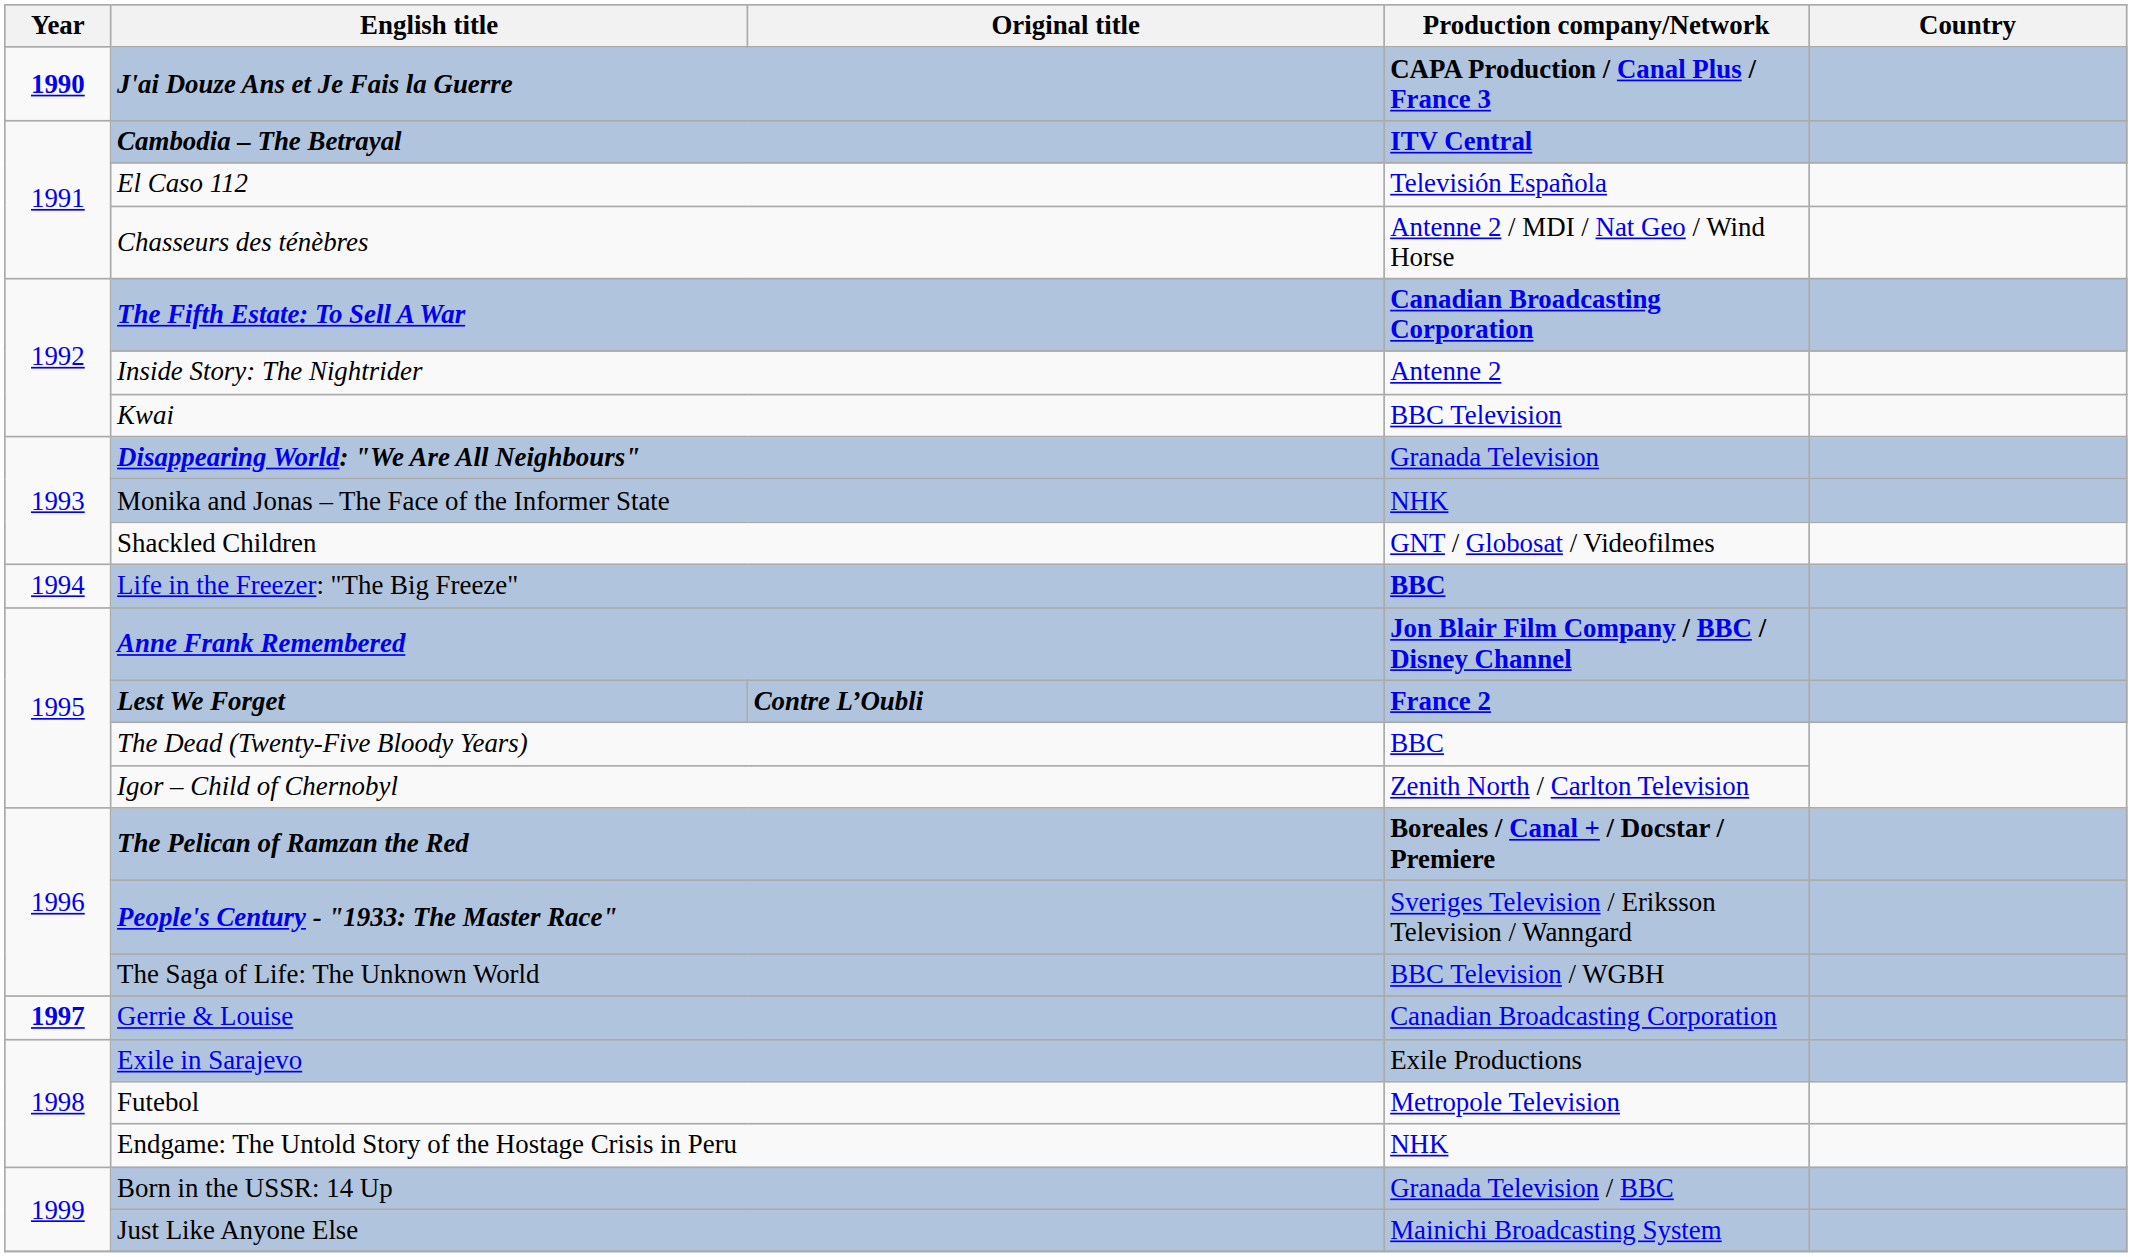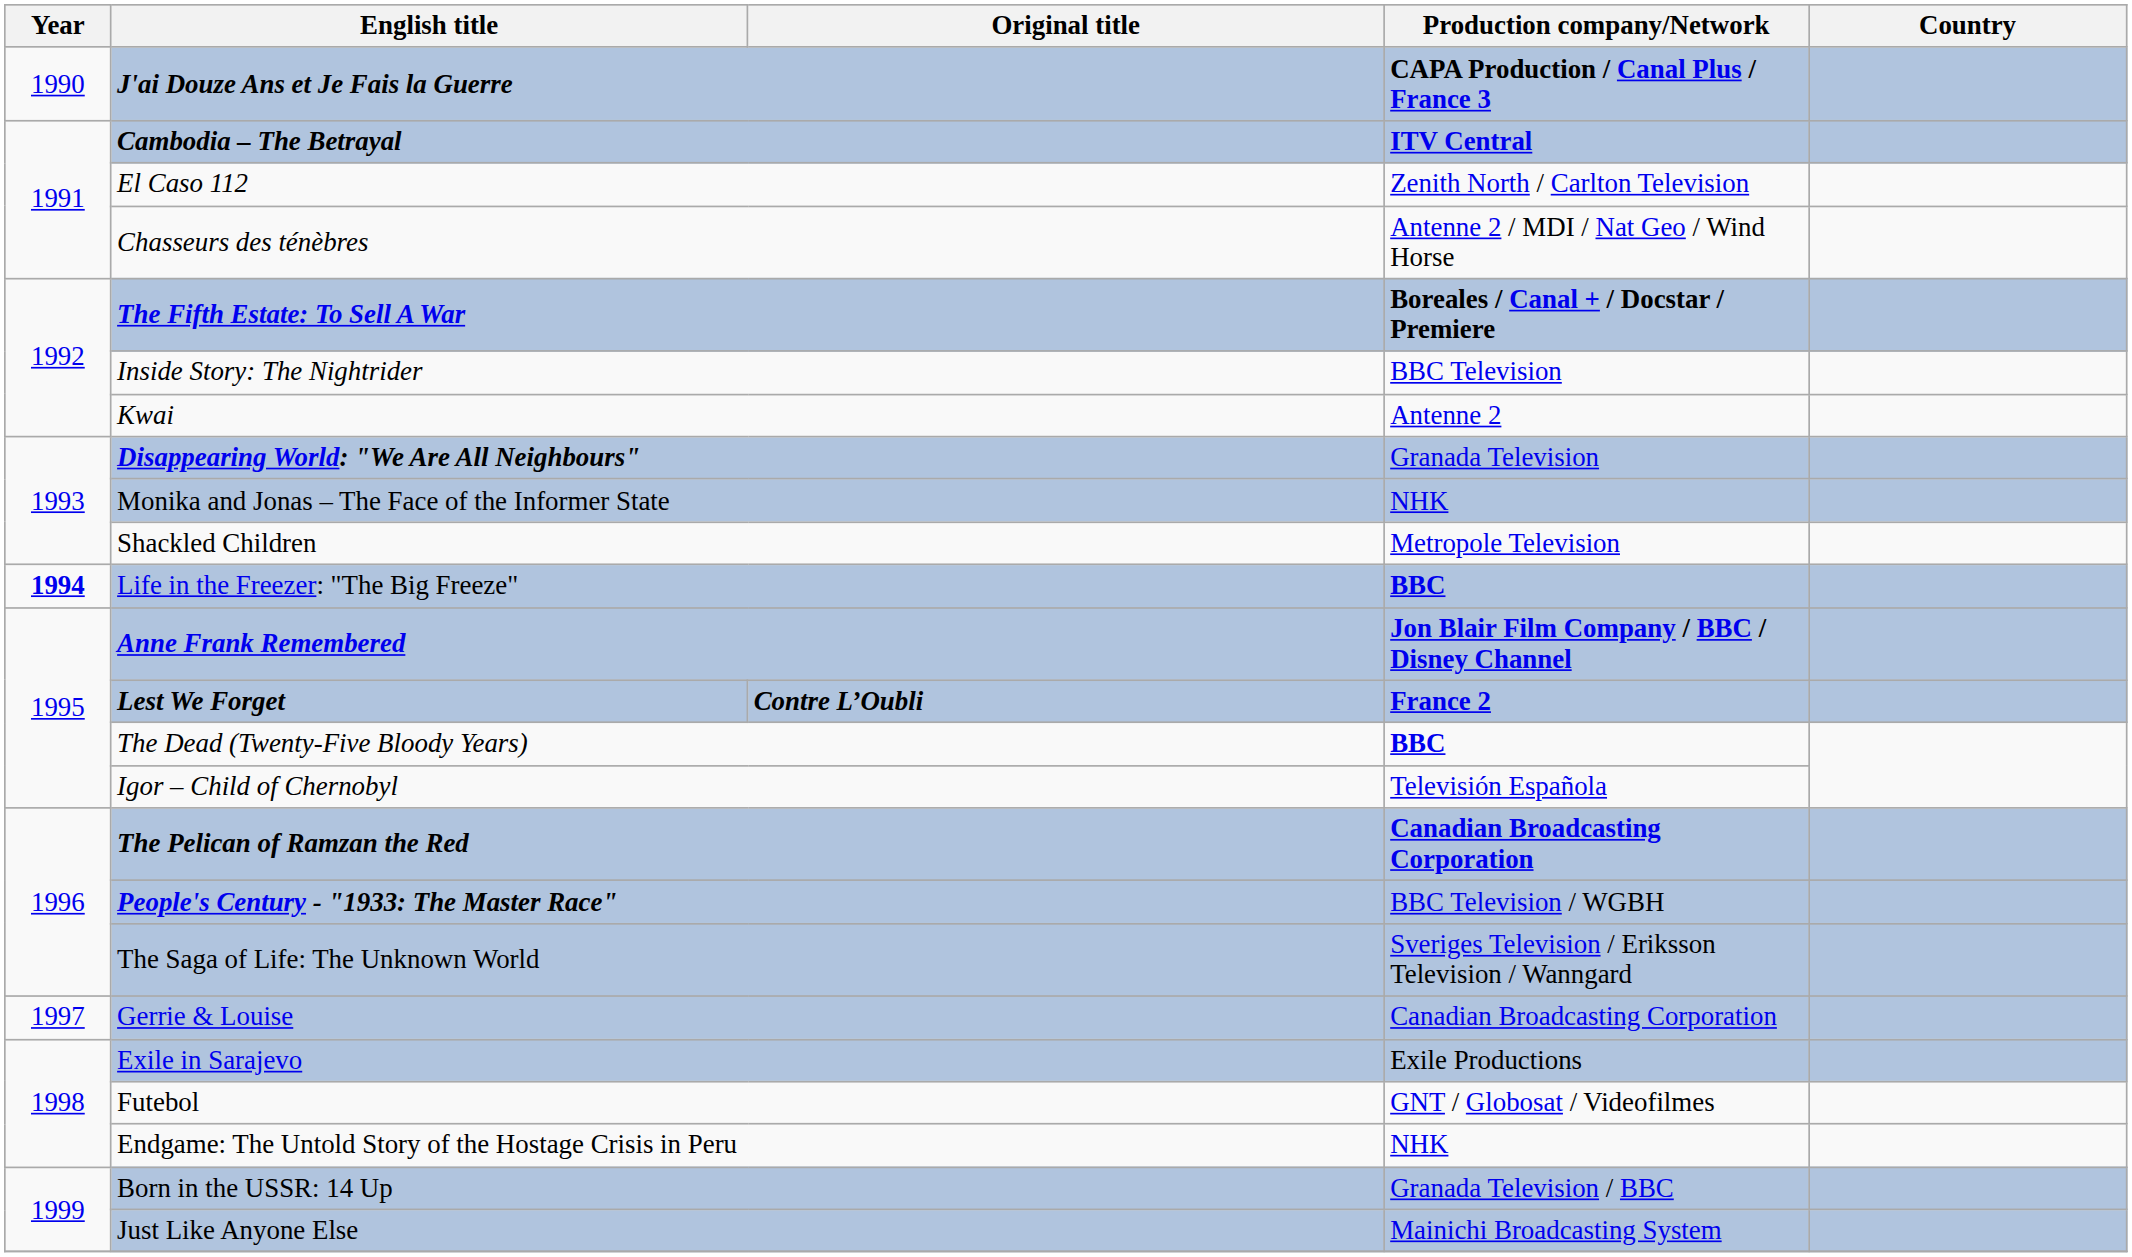(58, 83) bold -> (58, 83) normal
(1499, 183) Televisión Española -> (1570, 183) Zenith North / Carlton Television
(1525, 314) Canadian Broadcasting Corporation -> (1557, 314) Boreales / Canal + / Docstar / Premiere
(1446, 372) Antenne 2 -> (1476, 372) BBC Television
(1476, 414) BBC Television -> (1446, 414) Antenne 2
(1552, 542) GNT / Globosat / Videofilmes -> (1505, 542) Metropole Television
(58, 585) normal -> (58, 585) bold
(1417, 743) normal -> (1418, 743) bold
(1570, 786) Zenith North / Carlton Television -> (1499, 786) Televisión Española
(1557, 843) Boreales / Canal + / Docstar / Premiere -> (1525, 843) Canadian Broadcasting Corporation
(1553, 916) Sveriges Television / Eriksson Television / Wanngard -> (1527, 901) BBC Television / WGBH
(1527, 974) BBC Television / WGBH -> (1553, 959) Sveriges Television / Eriksson Television / Wanngard
(58, 1017) bold -> (58, 1017) normal
(1505, 1102) Metropole Television -> (1552, 1102) GNT / Globosat / Videofilmes
